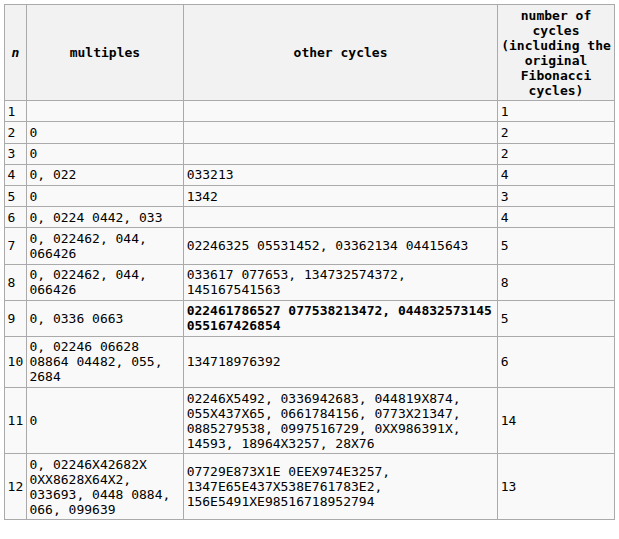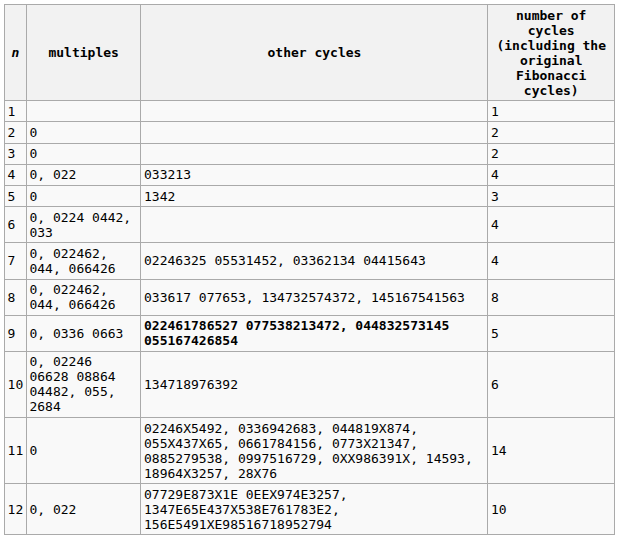(505, 246) 5 -> (495, 261) 4
(100, 487) 0, 02246X42682X 0XX8628X64X2, 033693, 0448 0884, 066, 099639 -> (53, 509) 0, 022
(508, 487) 13 -> (499, 509) 10
